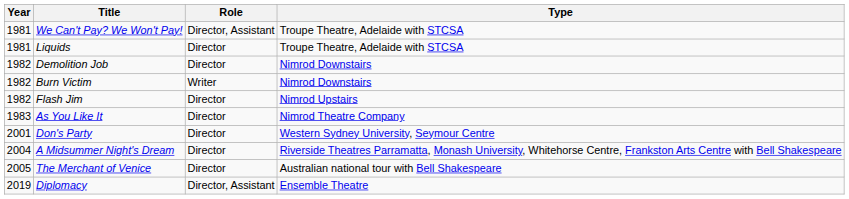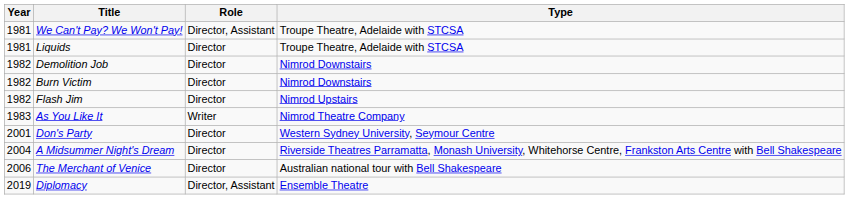(202, 82) Writer -> (207, 82) Director
(207, 116) Director -> (202, 116) Writer
(19, 168) 2005 -> (19, 168) 2006
